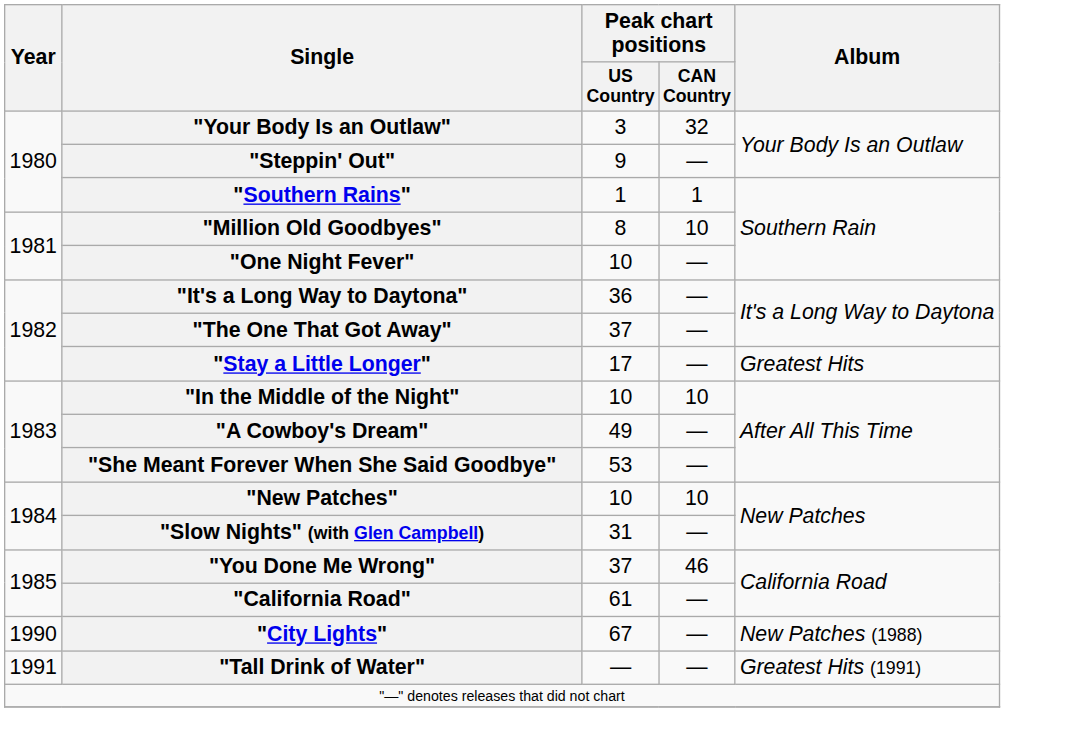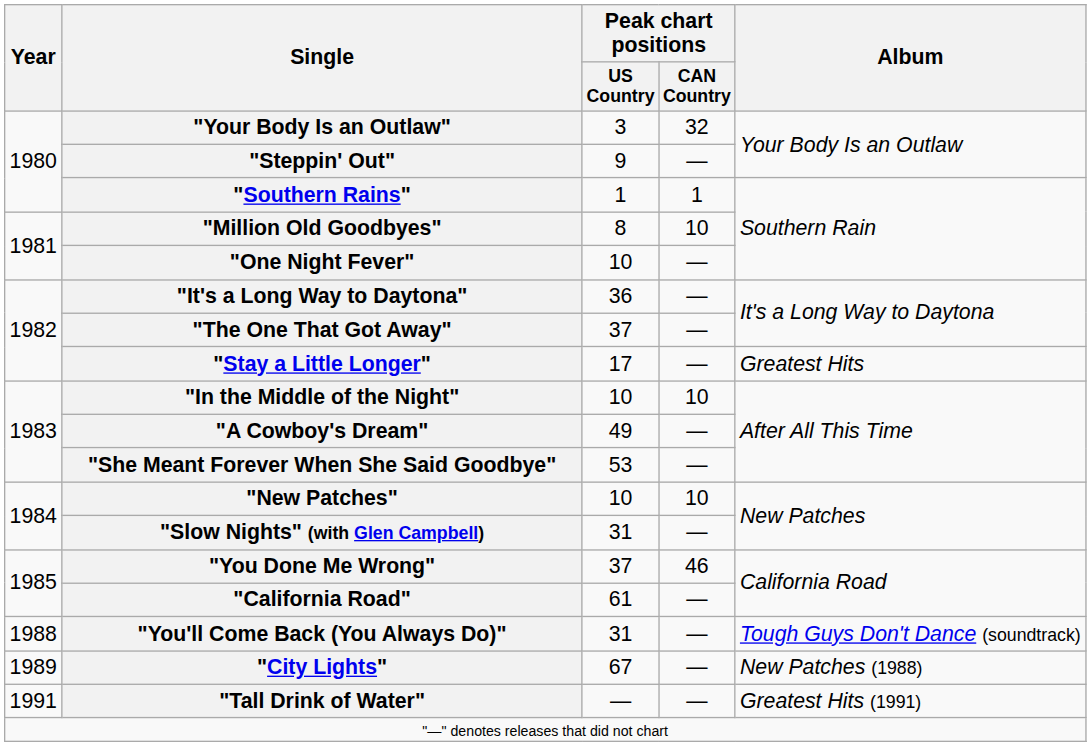+ row: (322, 633)
(33, 633) 1990 -> (33, 667) 1989
